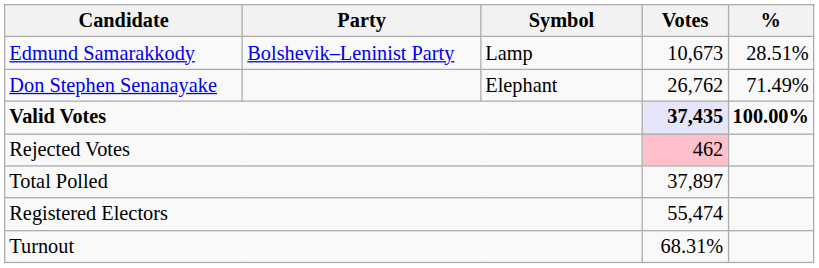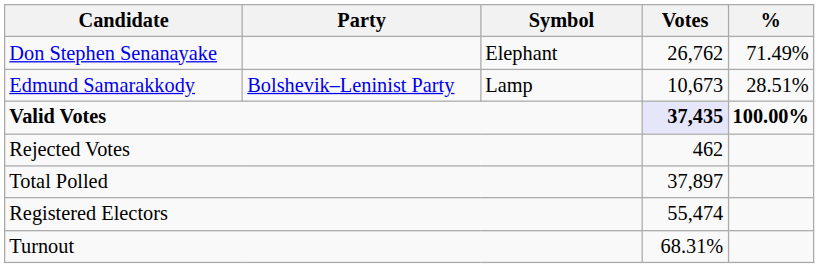rows swapped: (113, 85) <-> (102, 52)
(708, 149) pink background -> (708, 149) no background
